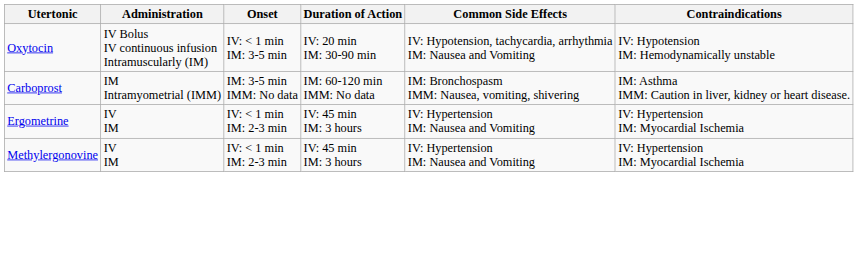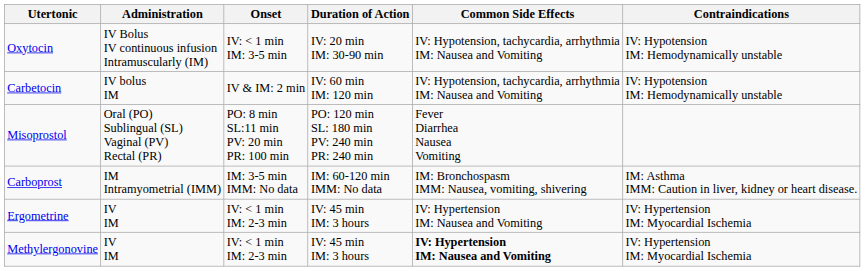+ row: (34, 87)
+ row: (37, 135)
(471, 154) normal -> (483, 249) bold
